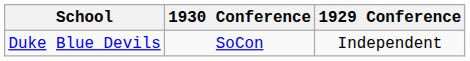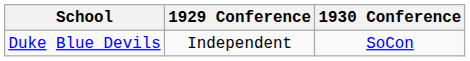columns swapped: (390, 18) <-> (240, 18)
